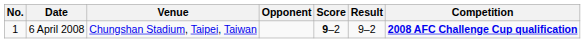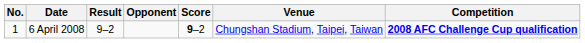columns swapped: (173, 12) <-> (367, 12)
